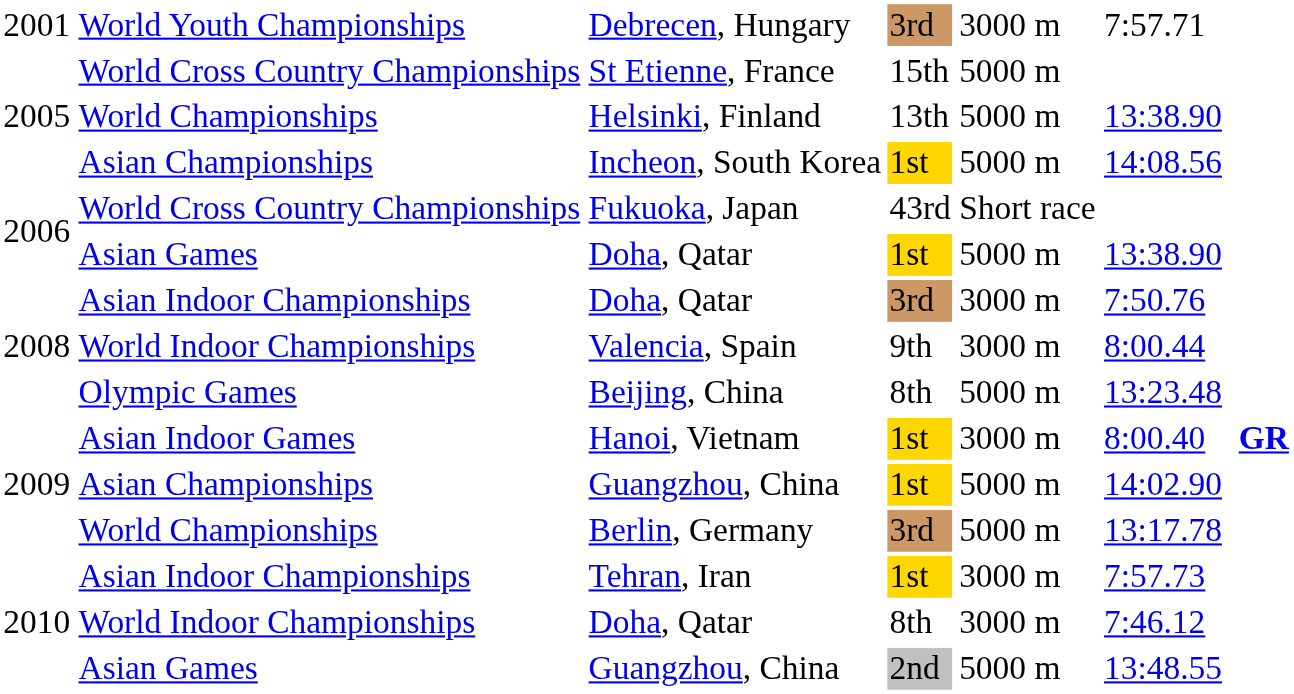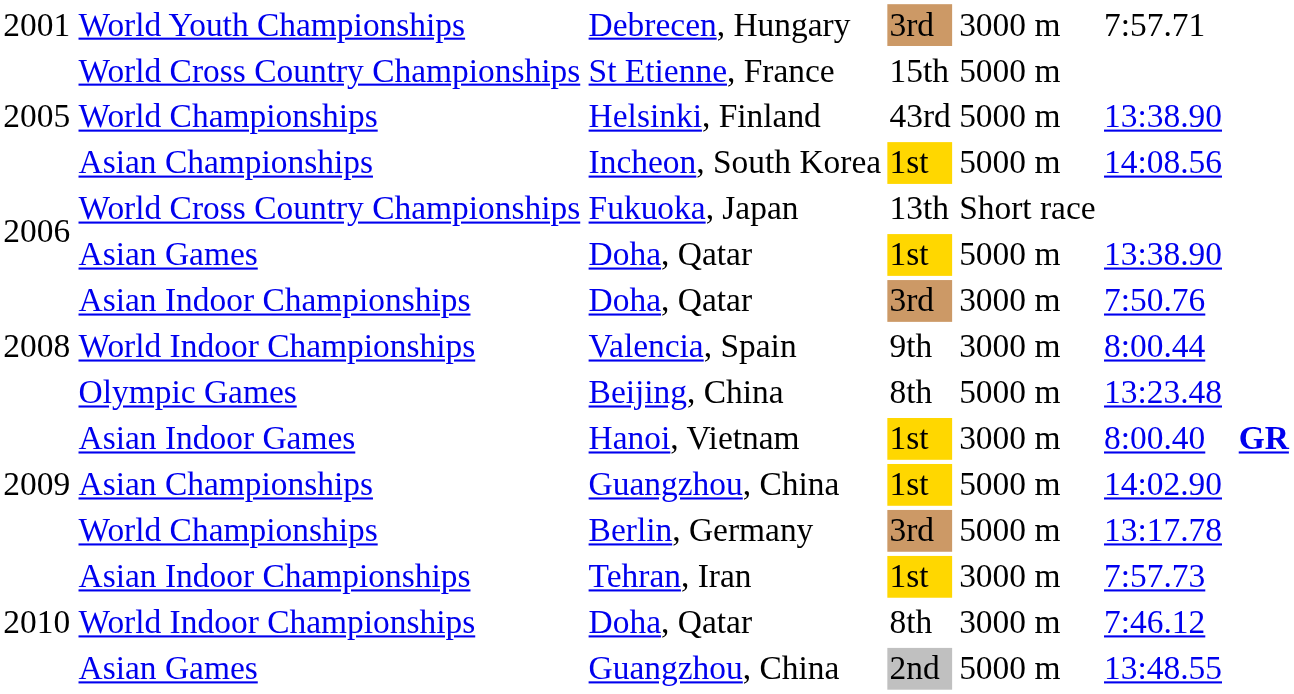(919, 116) 13th -> (920, 116) 43rd
(920, 208) 43rd -> (919, 208) 13th
